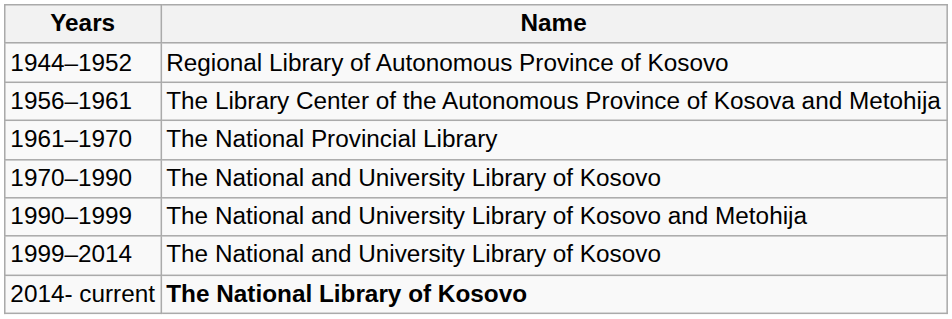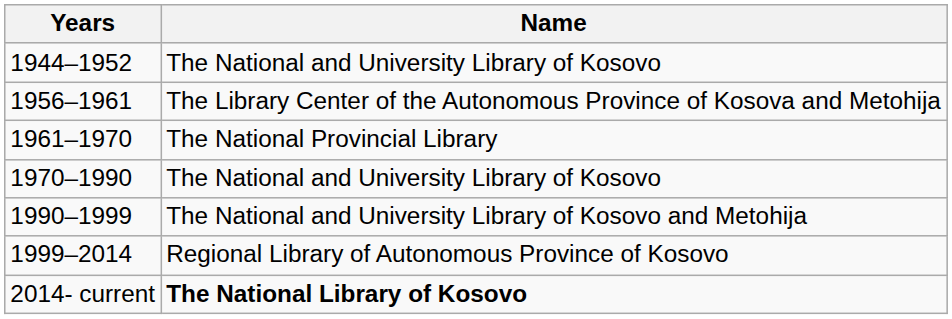(447, 62) Regional Library of Autonomous Province of Kosovo -> (414, 62) The National and University Library of Kosovo
(414, 255) The National and University Library of Kosovo -> (447, 255) Regional Library of Autonomous Province of Kosovo
